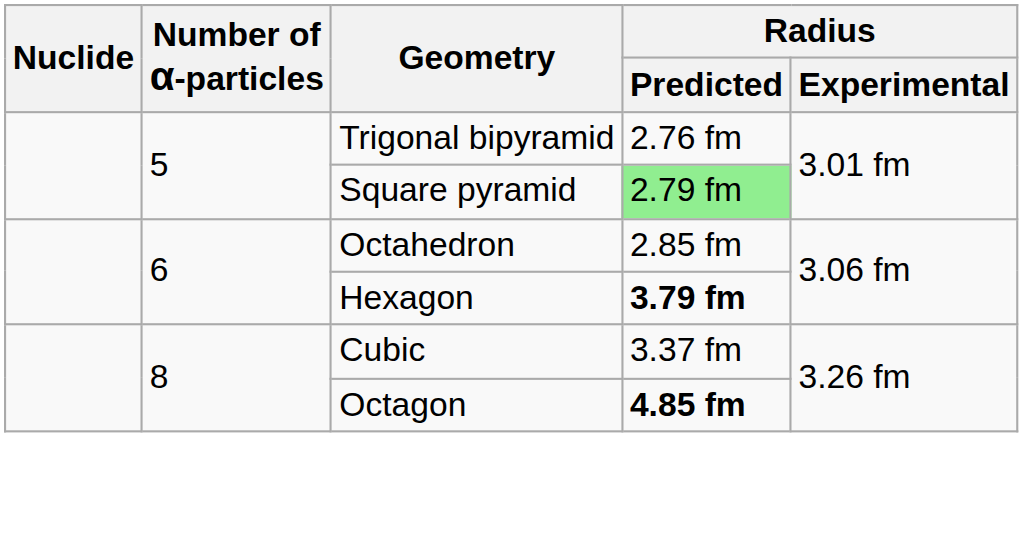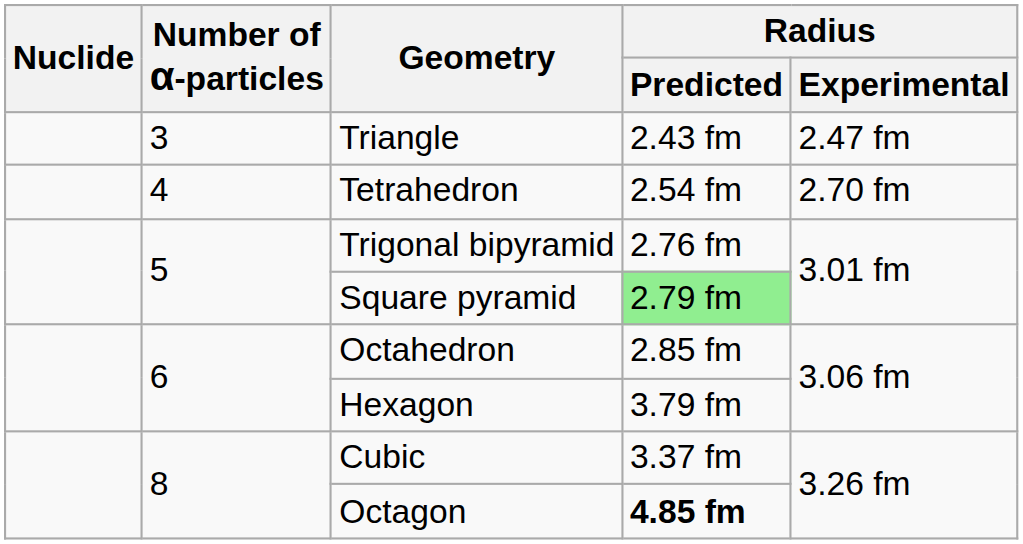+ row: (399, 137)
+ row: (429, 191)
(688, 297) bold -> (686, 404) normal
